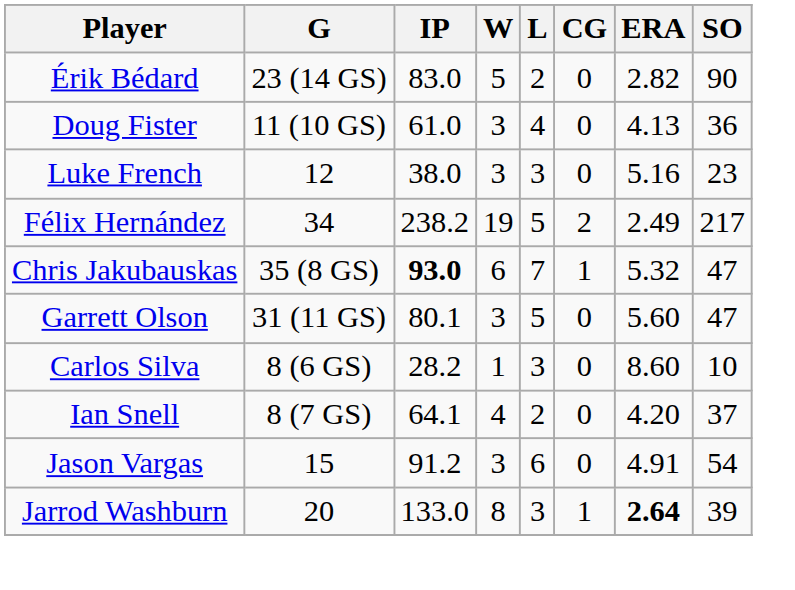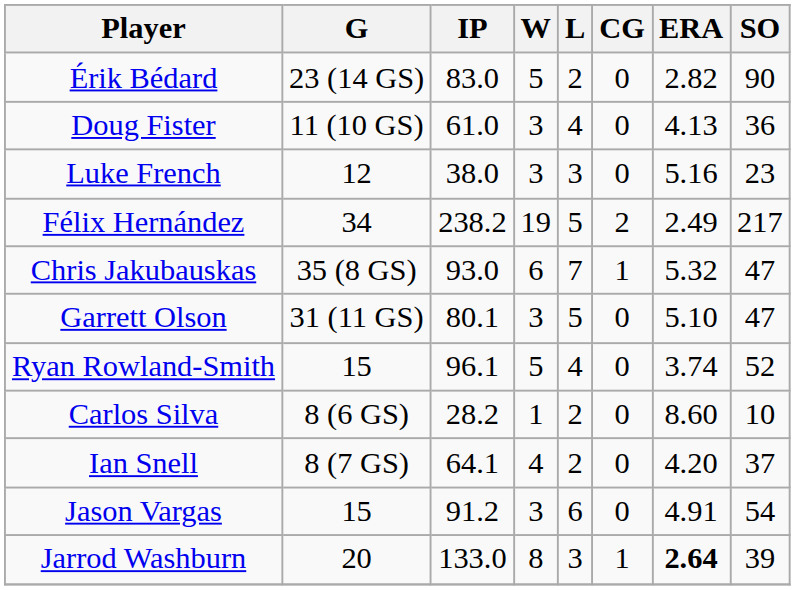(435, 269) bold -> (472, 269) normal
(653, 317) 5.60 -> (691, 317) 5.10
+ row: (144, 366)
(537, 366) 3 -> (575, 414) 2
